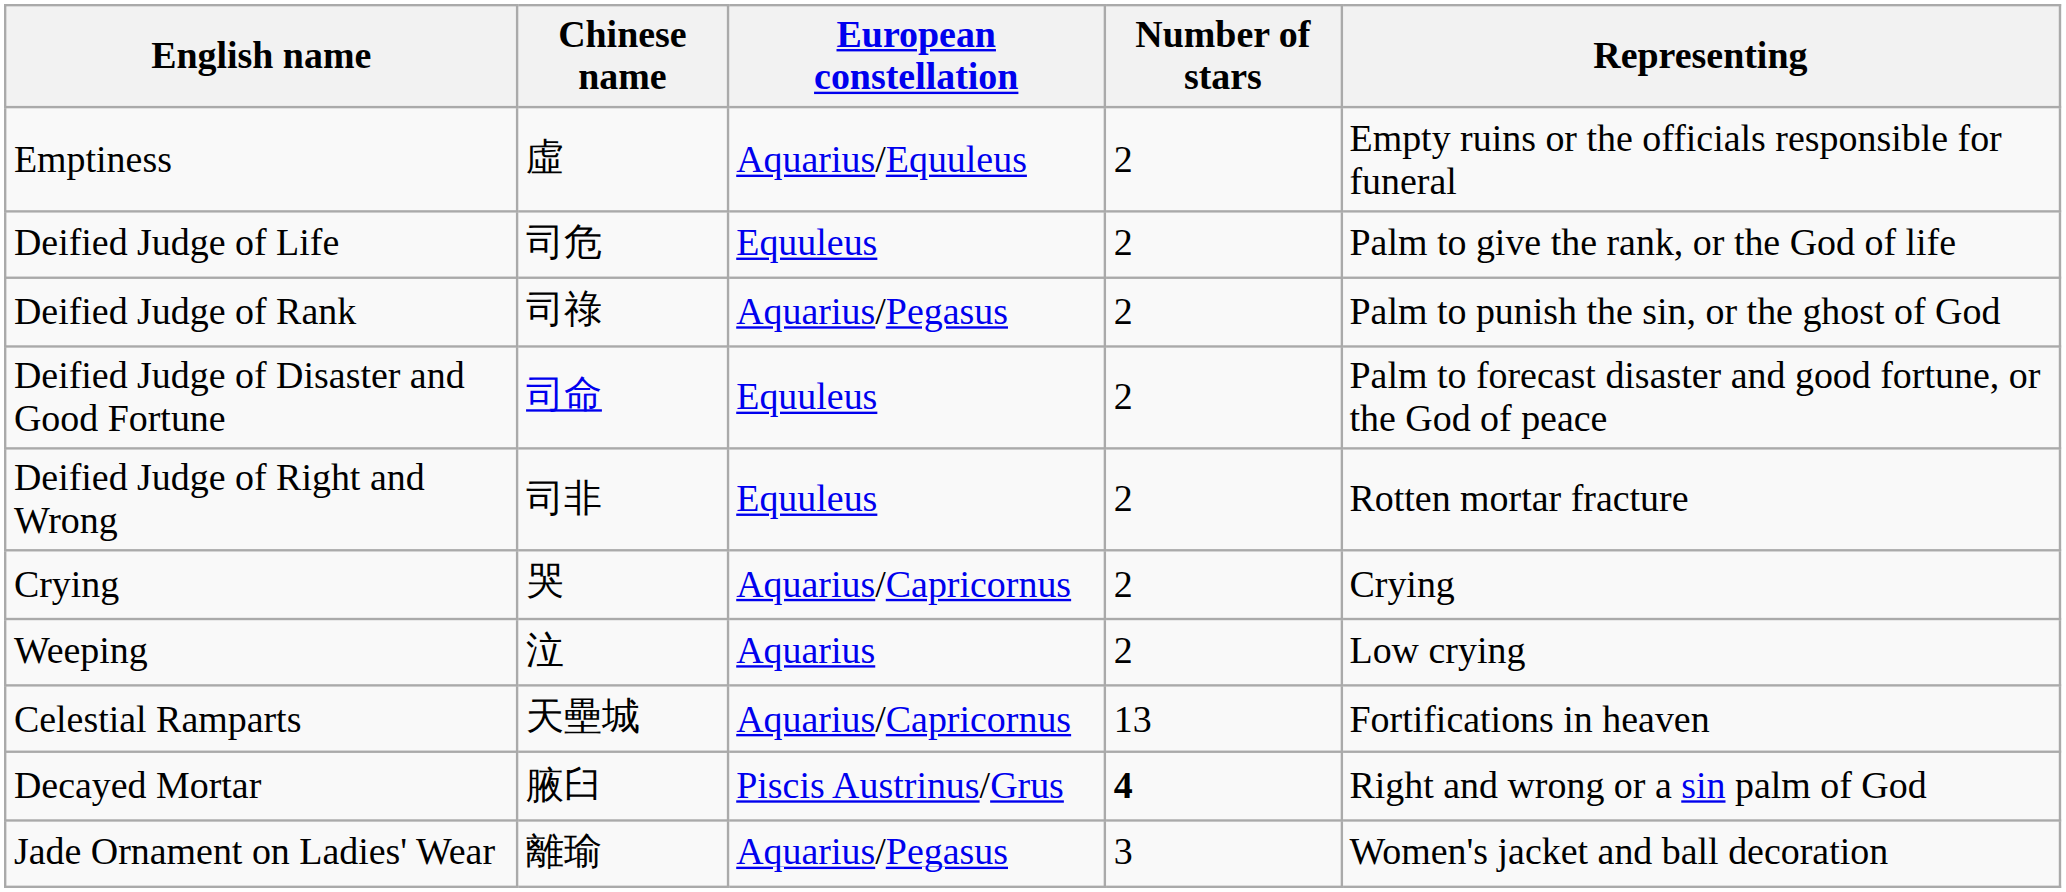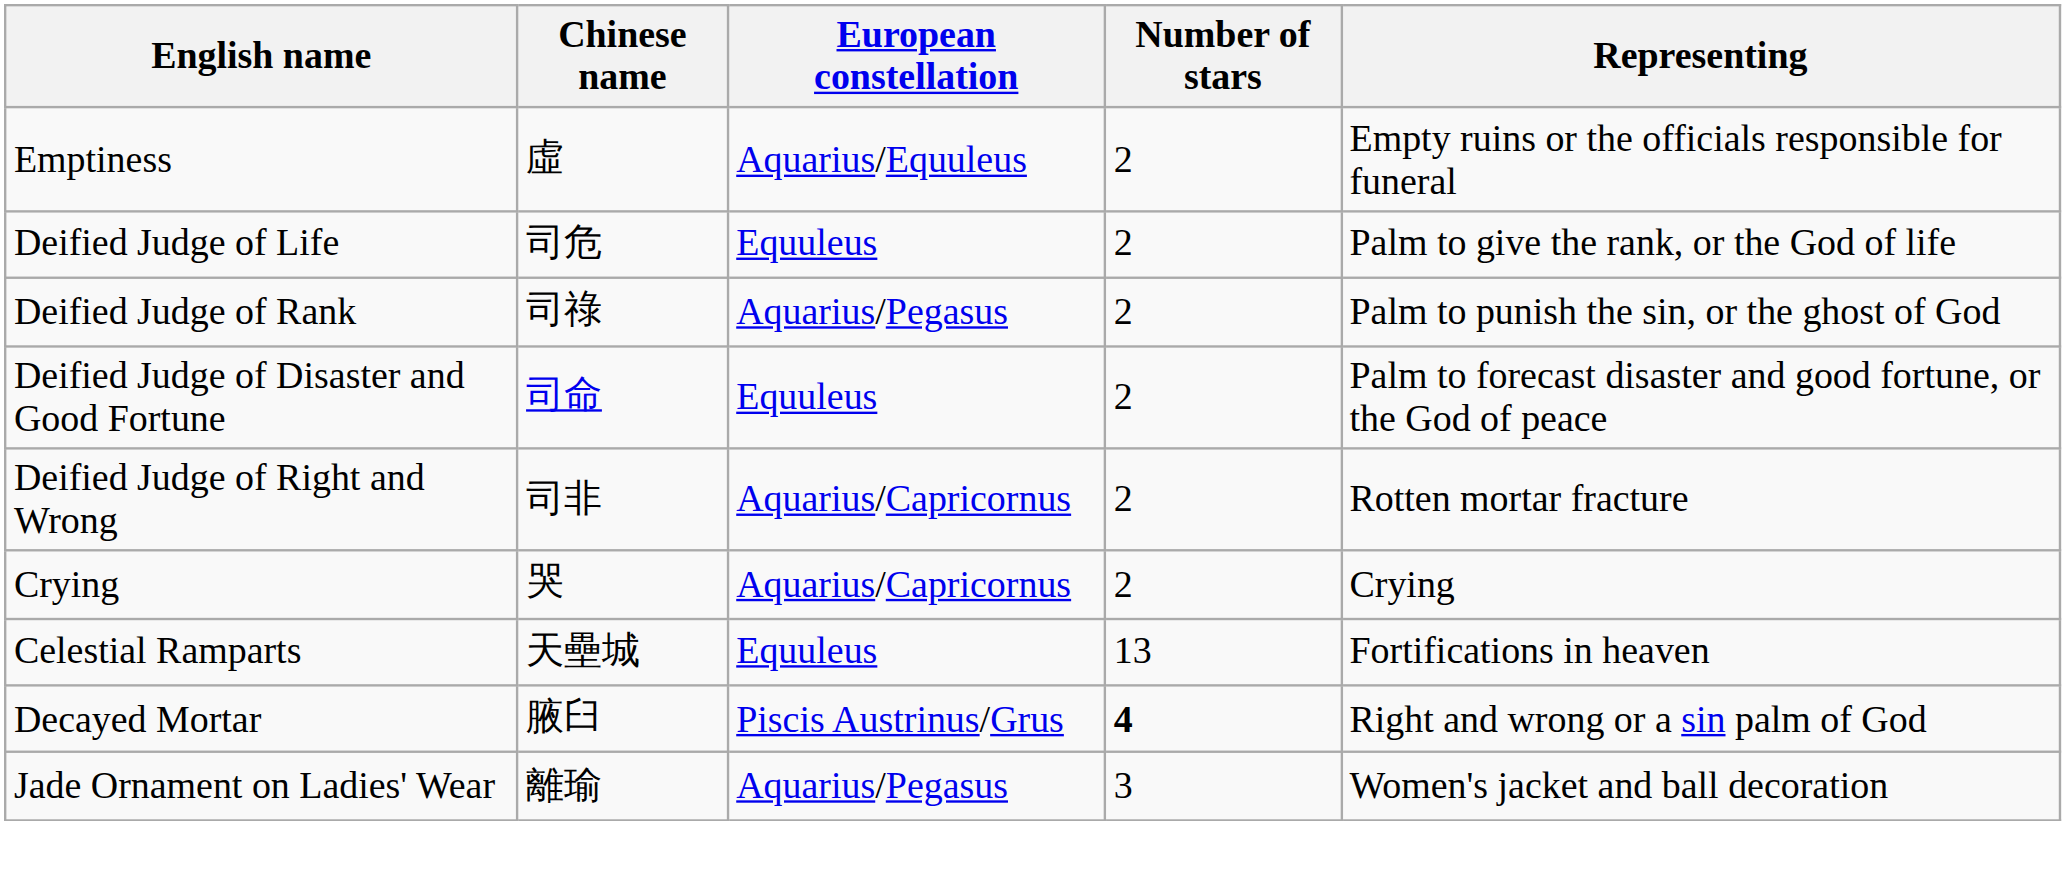(807, 498) Equuleus -> (904, 498) Aquarius/Capricornus
- row: (81, 651)
(904, 718) Aquarius/Capricornus -> (807, 651) Equuleus
